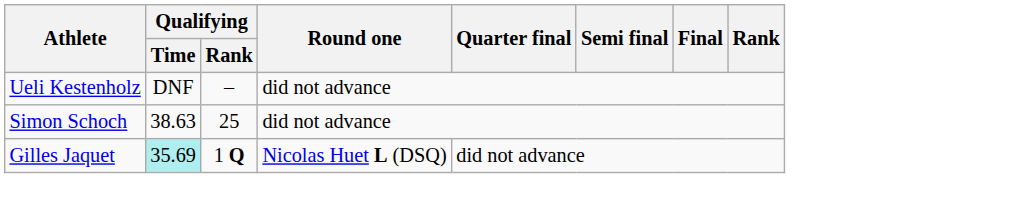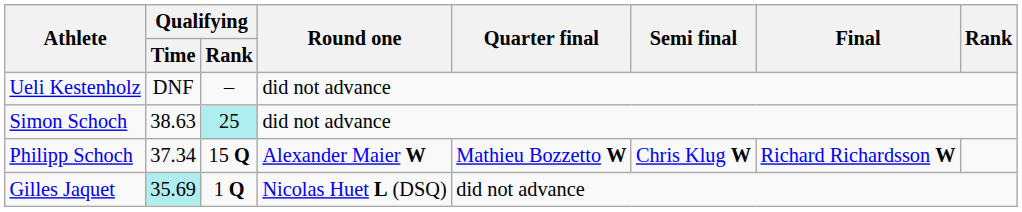(229, 122) no background -> (229, 122) paleturquoise background
+ row: (71, 155)
